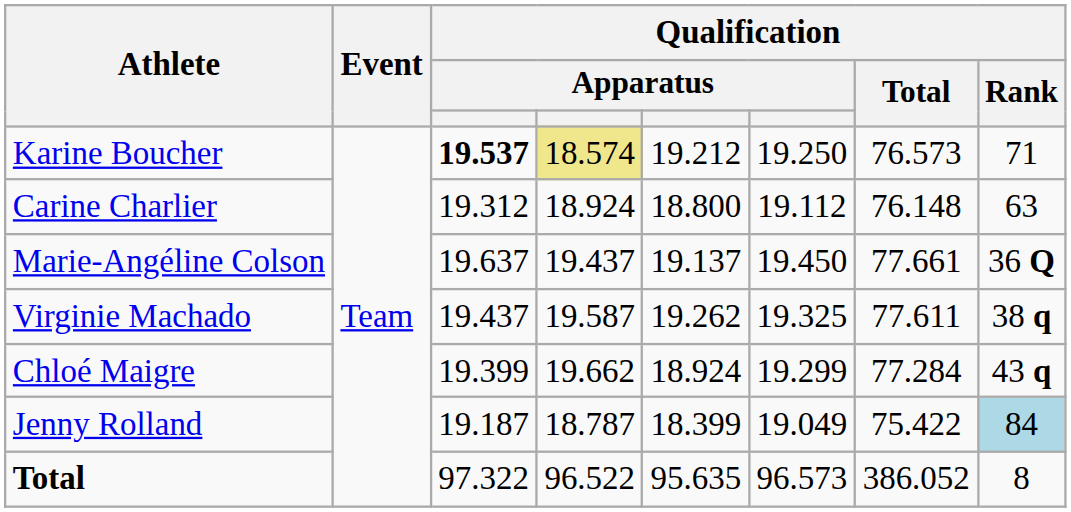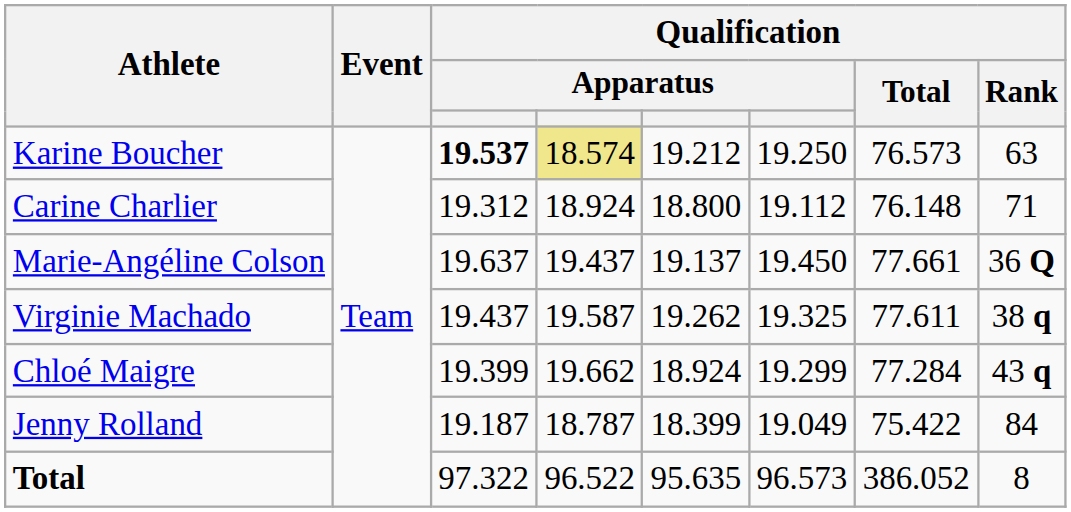(1021, 152) 71 -> (1021, 152) 63
(1021, 207) 63 -> (1021, 207) 71
(1021, 424) lightblue background -> (1021, 424) no background
